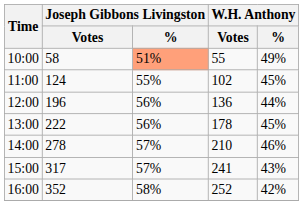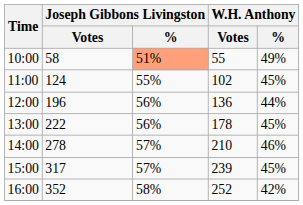(222, 168) 241 -> (222, 168) 239
(273, 168) 43% -> (273, 168) 45%
